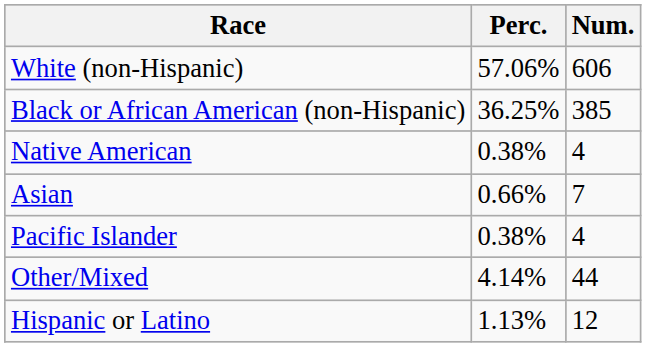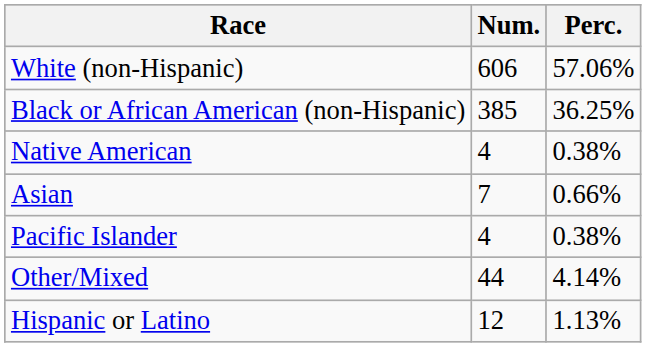columns swapped: (603, 25) <-> (518, 25)
